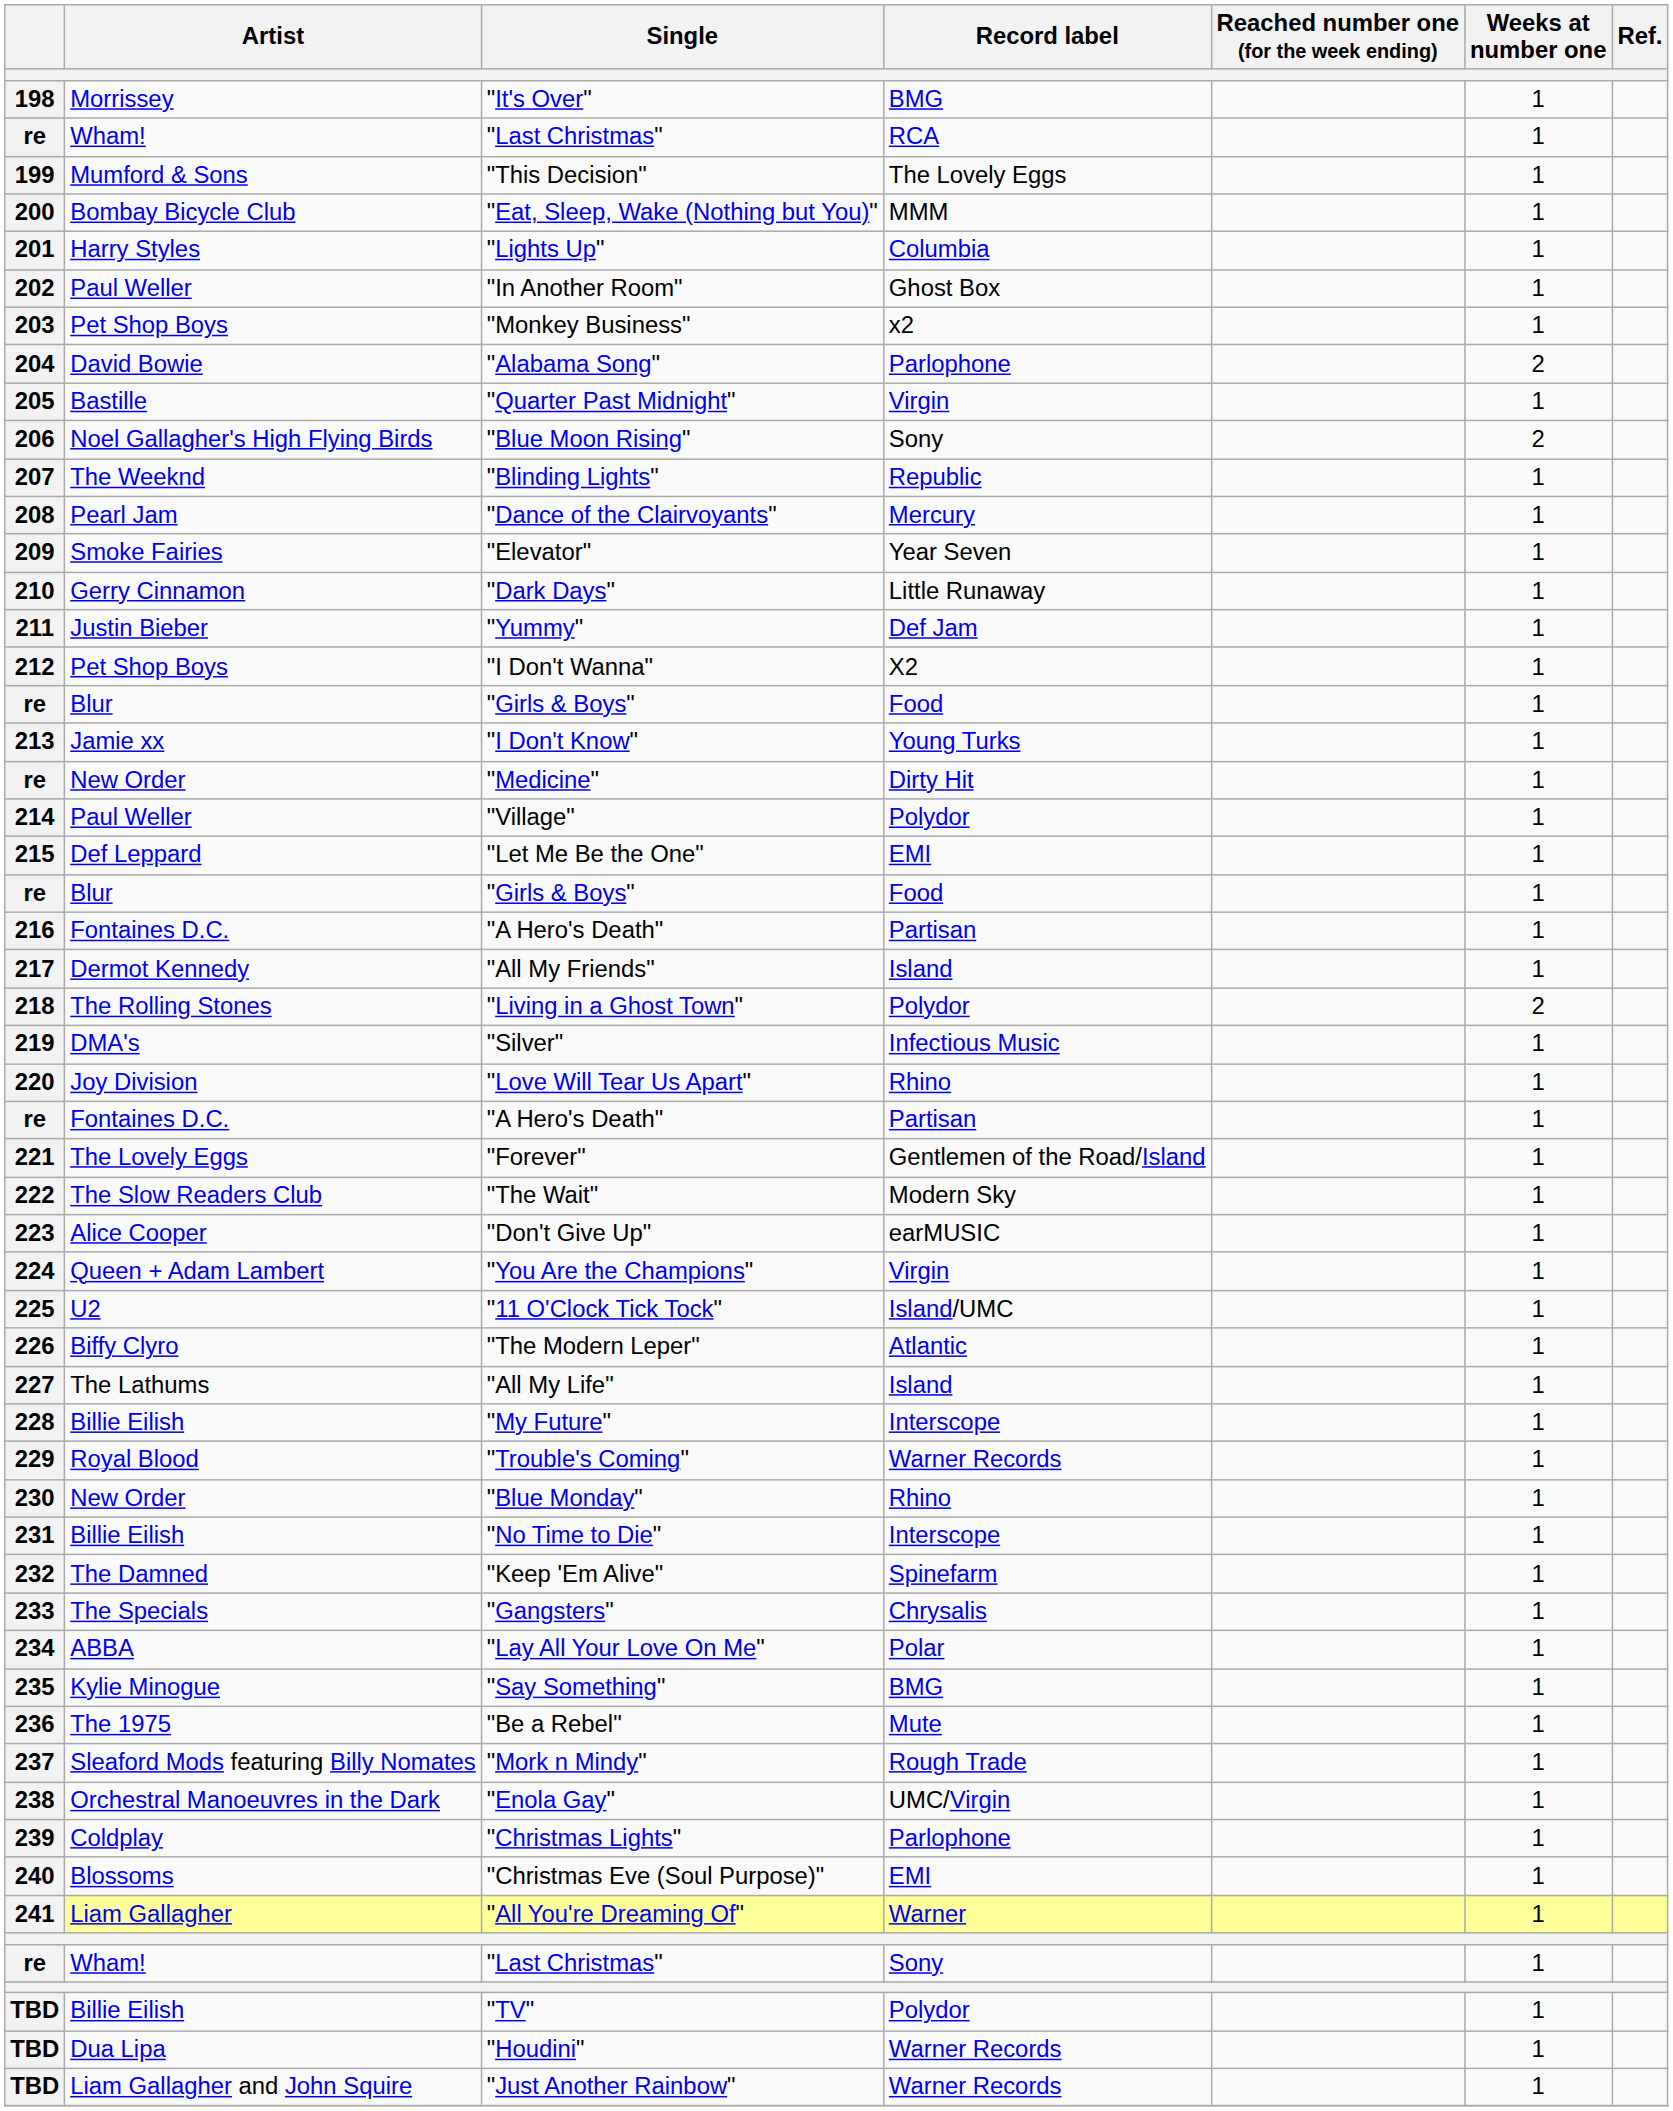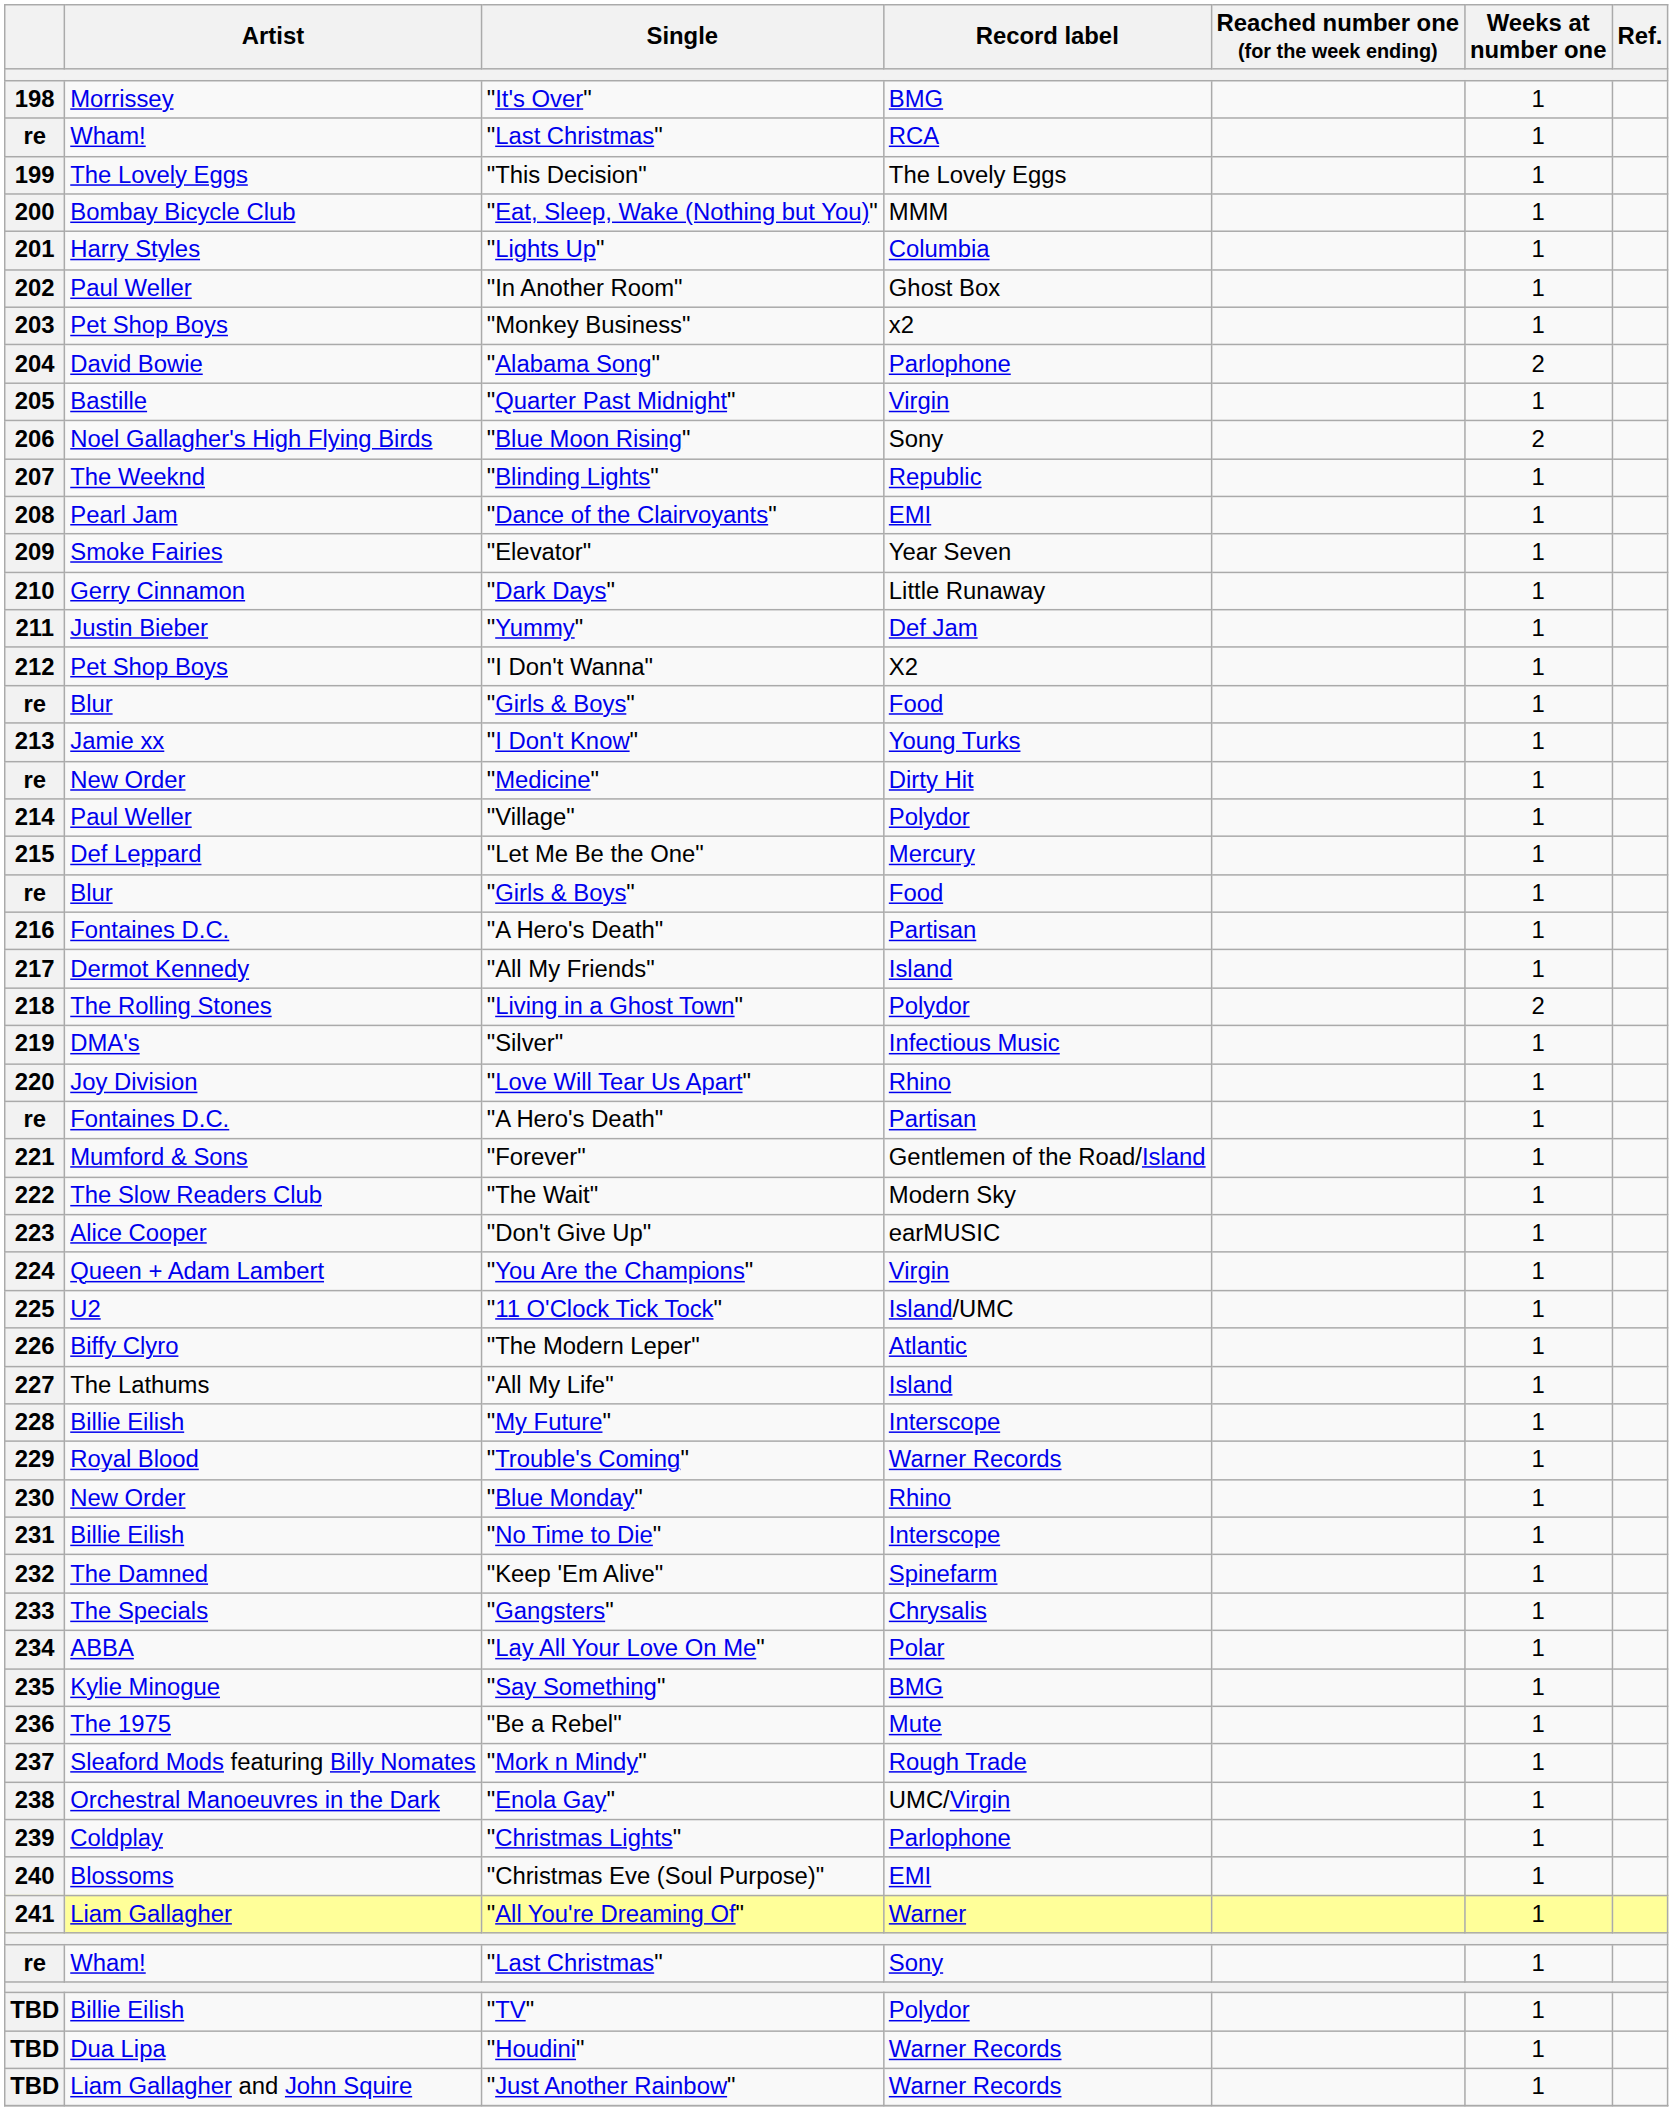(159, 174) Mumford & Sons -> (159, 174) The Lovely Eggs
(932, 514) Mercury -> (910, 514) EMI
(910, 855) EMI -> (932, 855) Mercury
(159, 1157) The Lovely Eggs -> (159, 1157) Mumford & Sons
